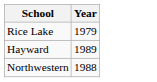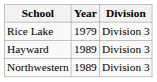+ column: (126, 13)
(85, 67) 1988 -> (85, 67) 1989
